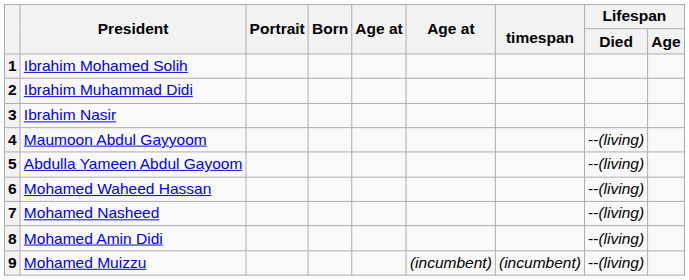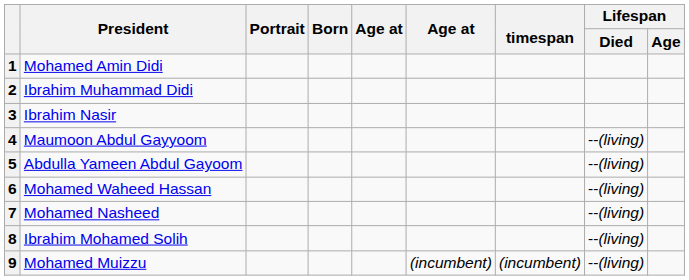(106, 66) Ibrahim Mohamed Solih -> (93, 66) Mohamed Amin Didi
(93, 238) Mohamed Amin Didi -> (106, 238) Ibrahim Mohamed Solih
